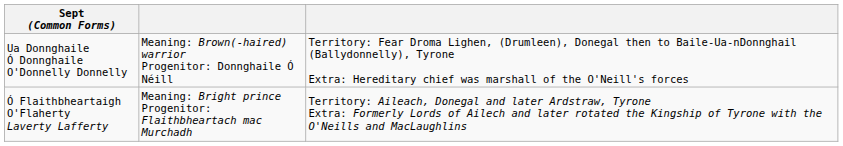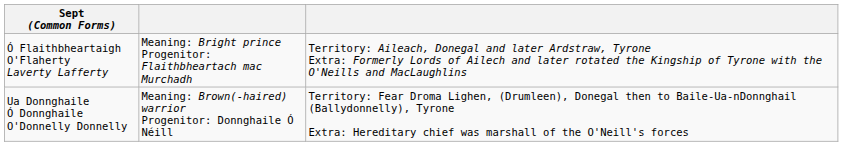rows swapped: (67, 61) <-> (64, 114)
